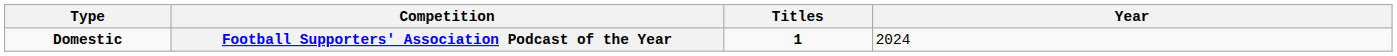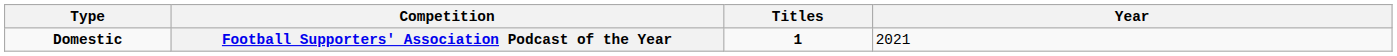(893, 40) 2024 -> (893, 40) 2021
